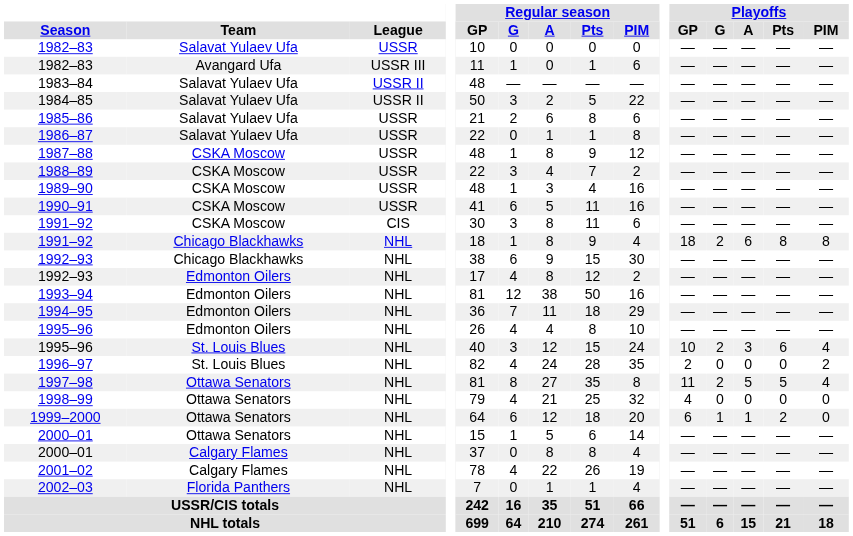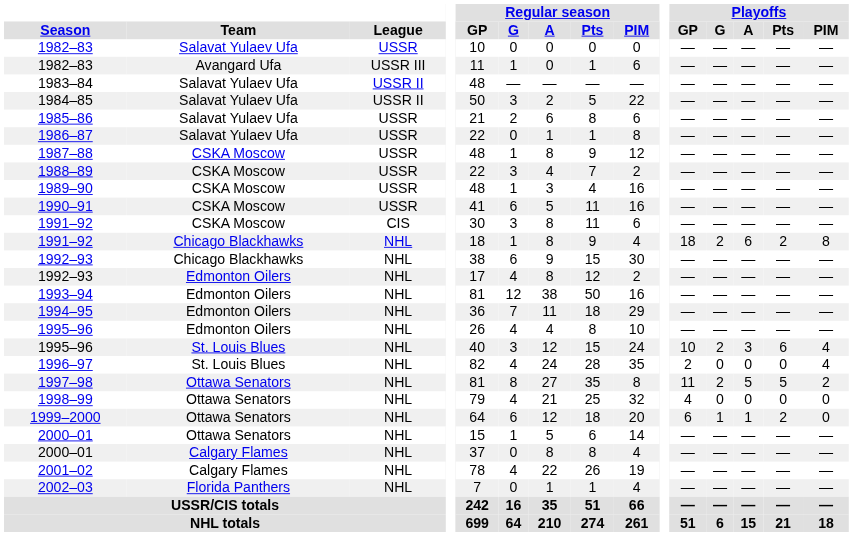(783, 241) 8 -> (783, 241) 2
(826, 364) 2 -> (826, 364) 4
(826, 382) 4 -> (826, 382) 2
